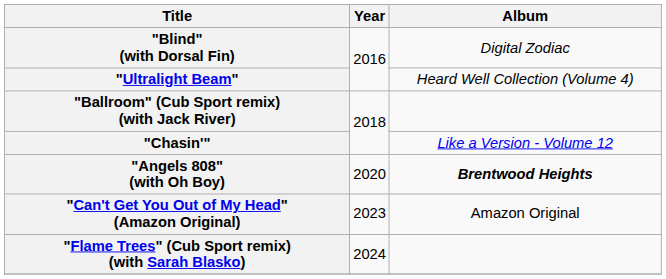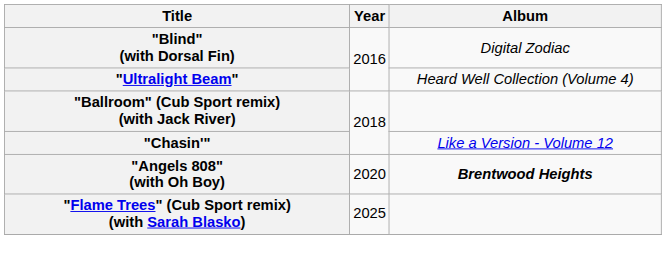- row: (177, 214)
(370, 254) 2024 -> (370, 214) 2025
